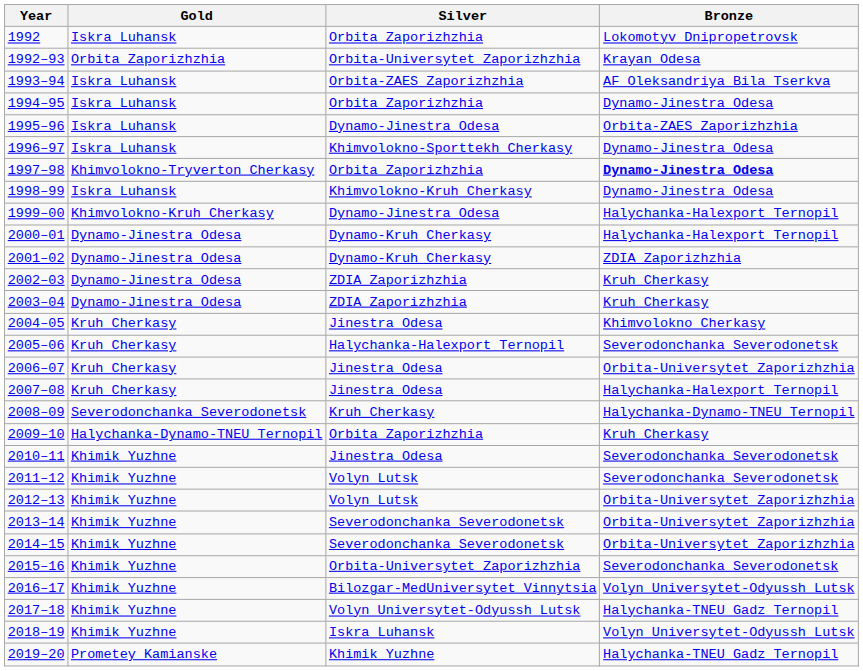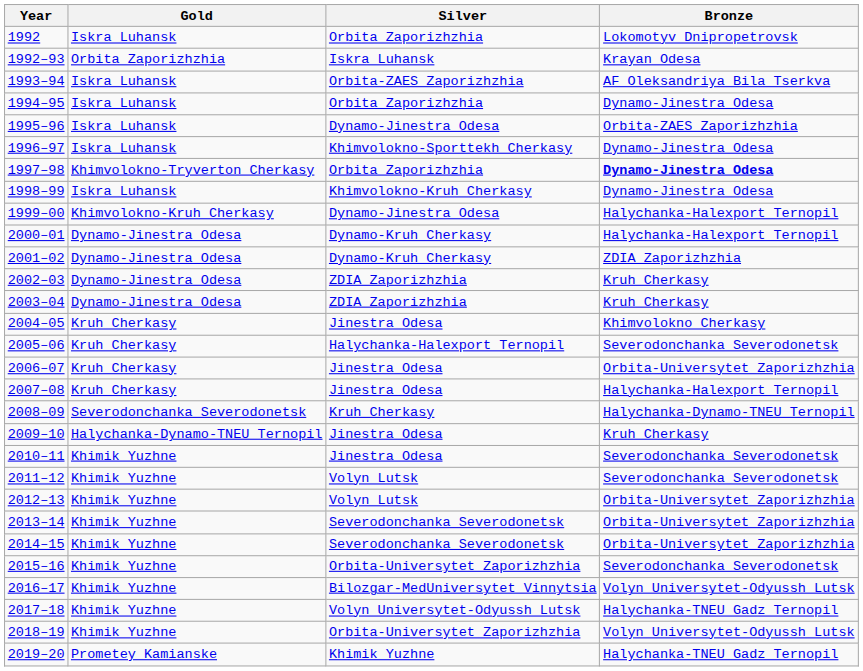(455, 60) Orbita-Universytet Zaporizhzhia -> (382, 60) Iskra Luhansk
(406, 434) Orbita Zaporizhzhia -> (386, 434) Jinestra Odesa
(382, 633) Iskra Luhansk -> (455, 633) Orbita-Universytet Zaporizhzhia
